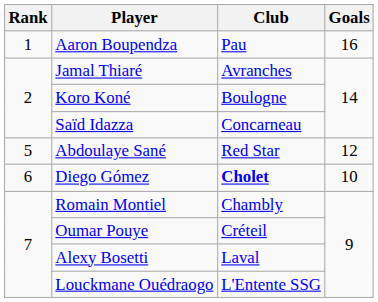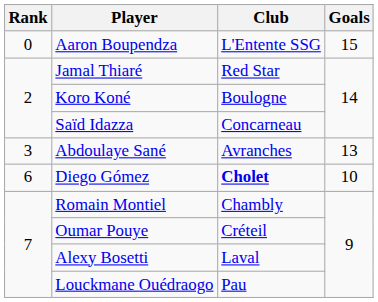(28, 44) 1 -> (28, 44) 0
(234, 44) Pau -> (271, 44) L'Entente SSG
(349, 44) 16 -> (349, 44) 15
(257, 71) Avranches -> (250, 71) Red Star
(28, 151) 5 -> (28, 151) 3
(250, 151) Red Star -> (257, 151) Avranches
(349, 151) 12 -> (349, 151) 13
(271, 284) L'Entente SSG -> (234, 284) Pau
